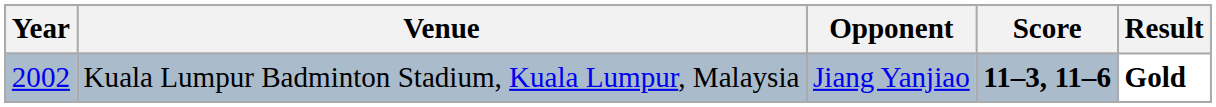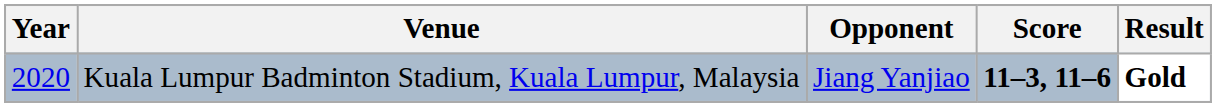(41, 76) 2002 -> (41, 76) 2020
